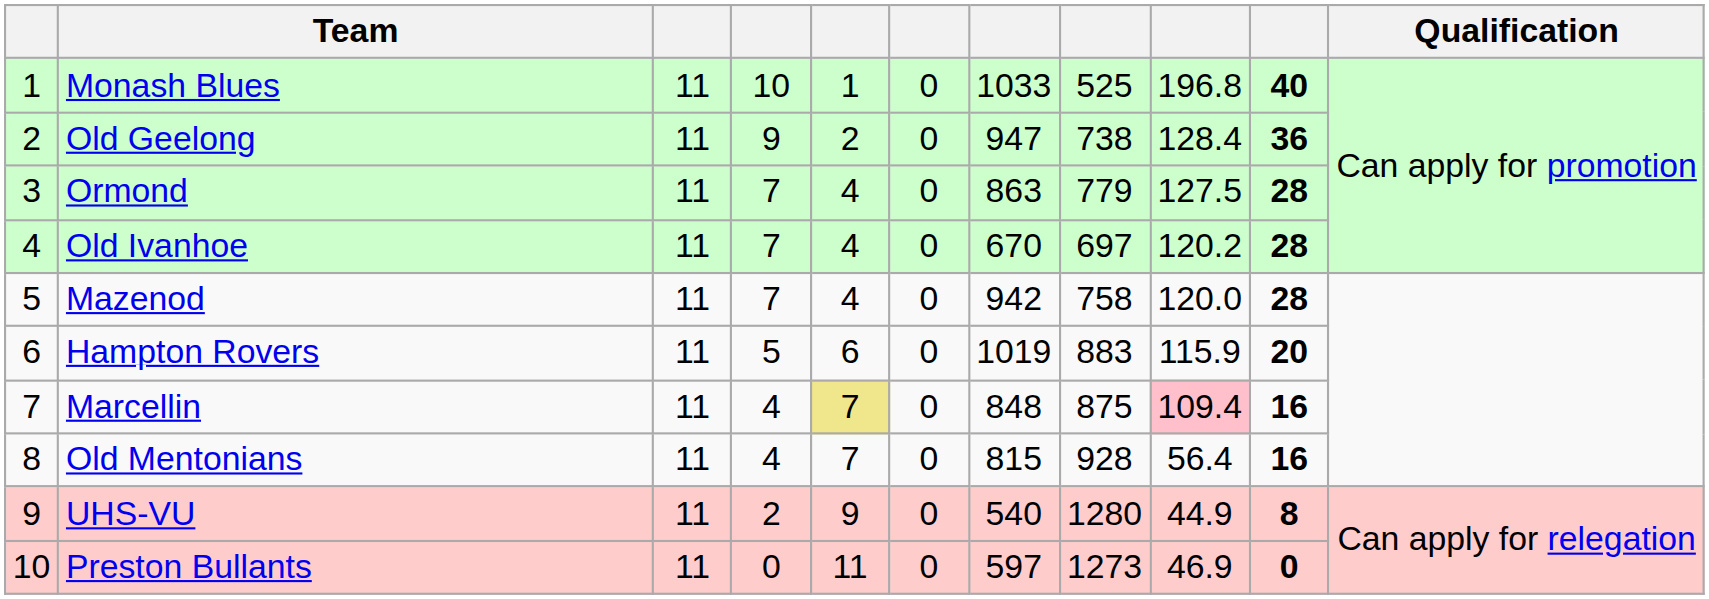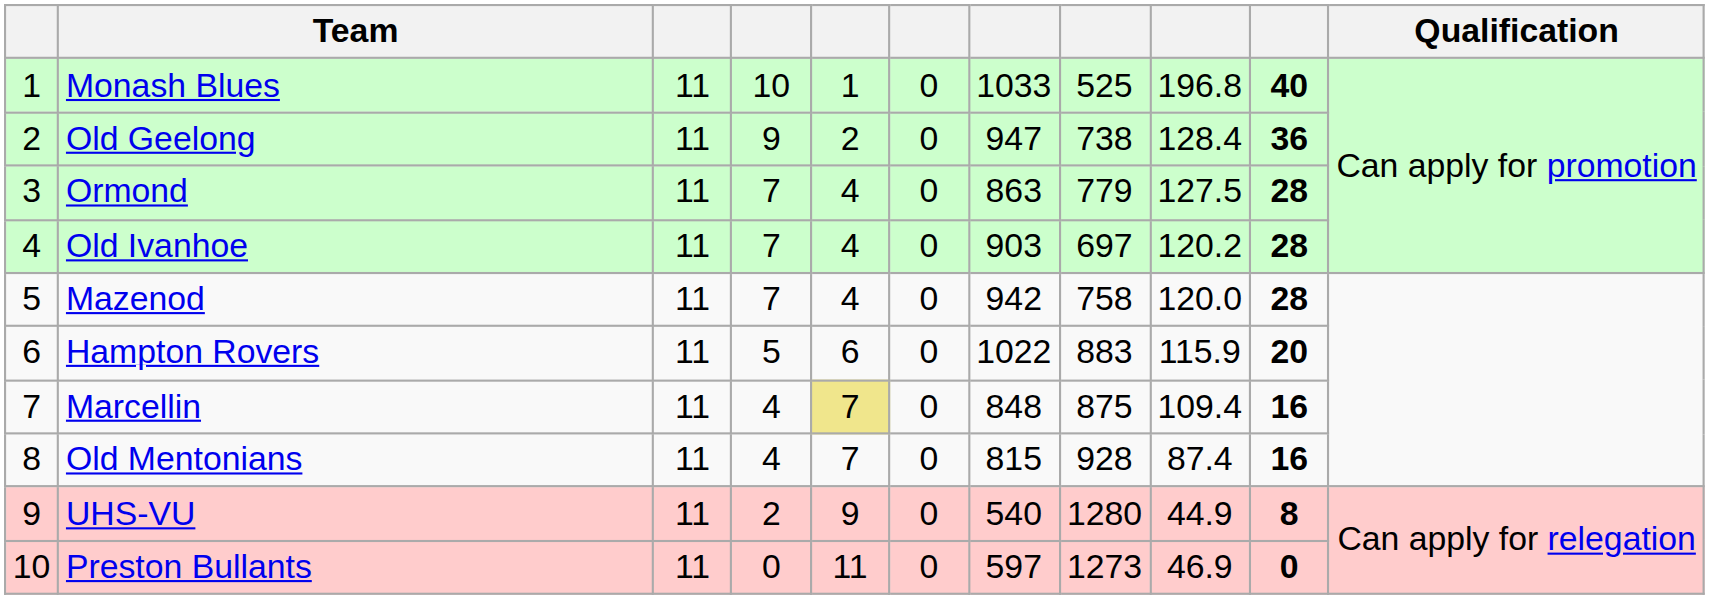(1014, 245) 670 -> (1014, 245) 903
(1014, 352) 1019 -> (1014, 352) 1022
(1200, 406) pink background -> (1200, 406) no background
(1200, 459) 56.4 -> (1200, 459) 87.4
